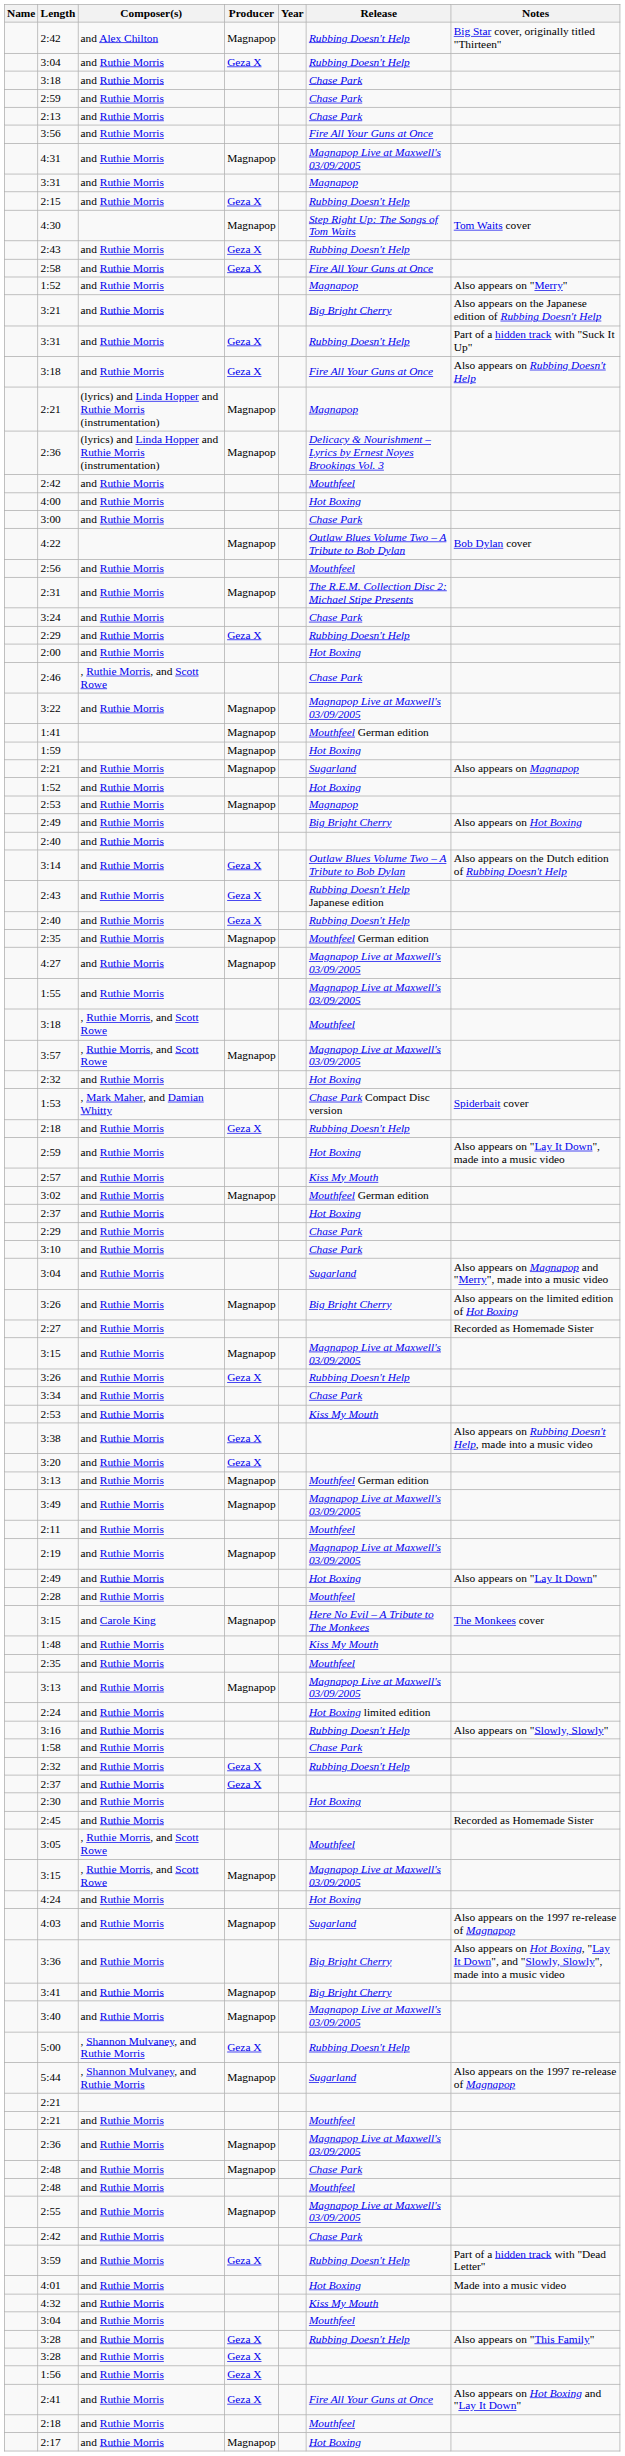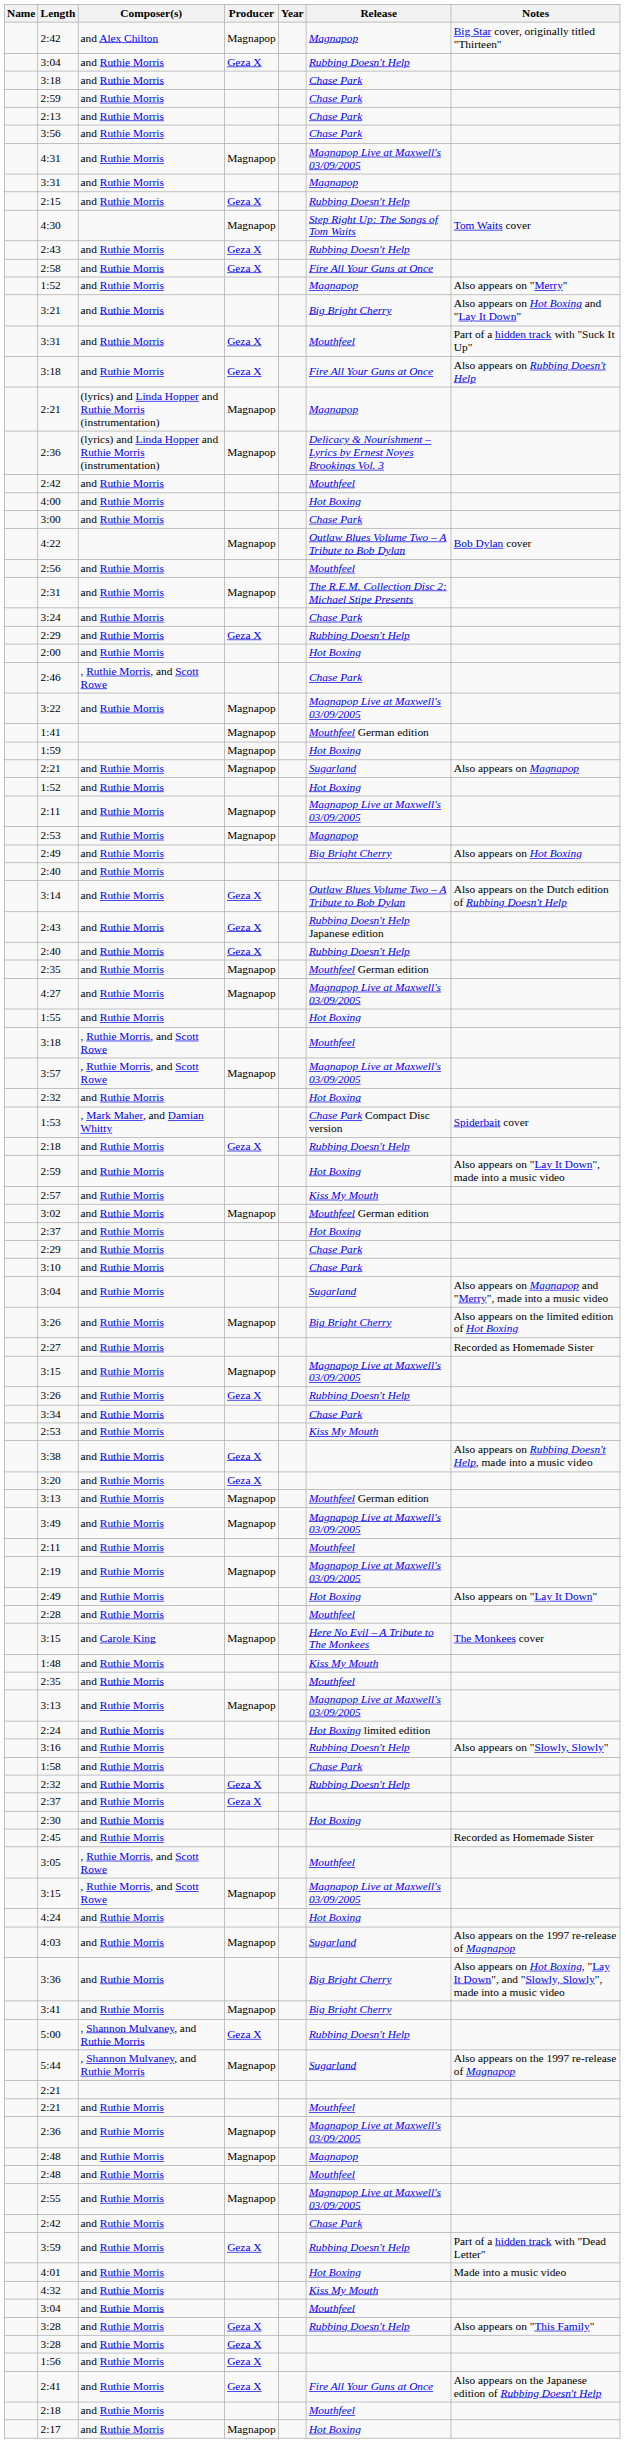(359, 37) Rubbing Doesn't Help -> (334, 37) Magnapop
(371, 134) Fire All Your Guns at Once -> (336, 134) Chase Park
(528, 310) Also appears on the Japanese edition of Rubbing Doesn't Help -> (527, 310) Also appears on Hot Boxing and "Lay It Down"
(359, 341) Rubbing Doesn't Help -> (332, 341) Mouthfeel
+ row: (50, 811)
(375, 993) Magnapop Live at Maxwell's 03/09/2005 -> (335, 1018) Hot Boxing
- row: (51, 2016)
(336, 2169) Chase Park -> (334, 2156) Magnapop
(527, 2399) Also appears on Hot Boxing and "Lay It Down" -> (528, 2386) Also appears on the Japanese edition of Rubbing Doesn't Help
